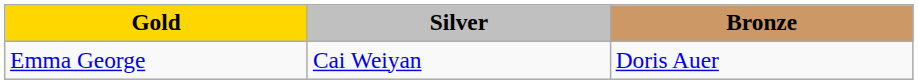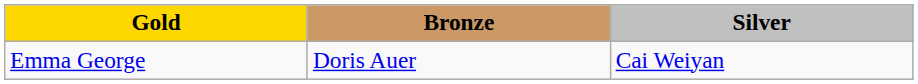columns swapped: (459, 23) <-> (762, 23)
